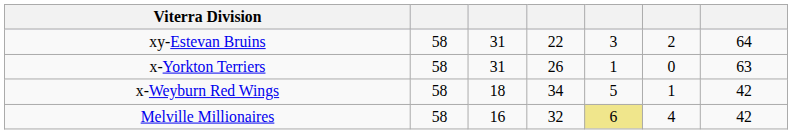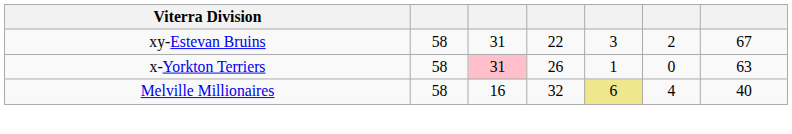(744, 41) 64 -> (744, 41) 67
(497, 66) no background -> (497, 66) pink background
- row: (207, 91)
(744, 116) 42 -> (744, 91) 40
